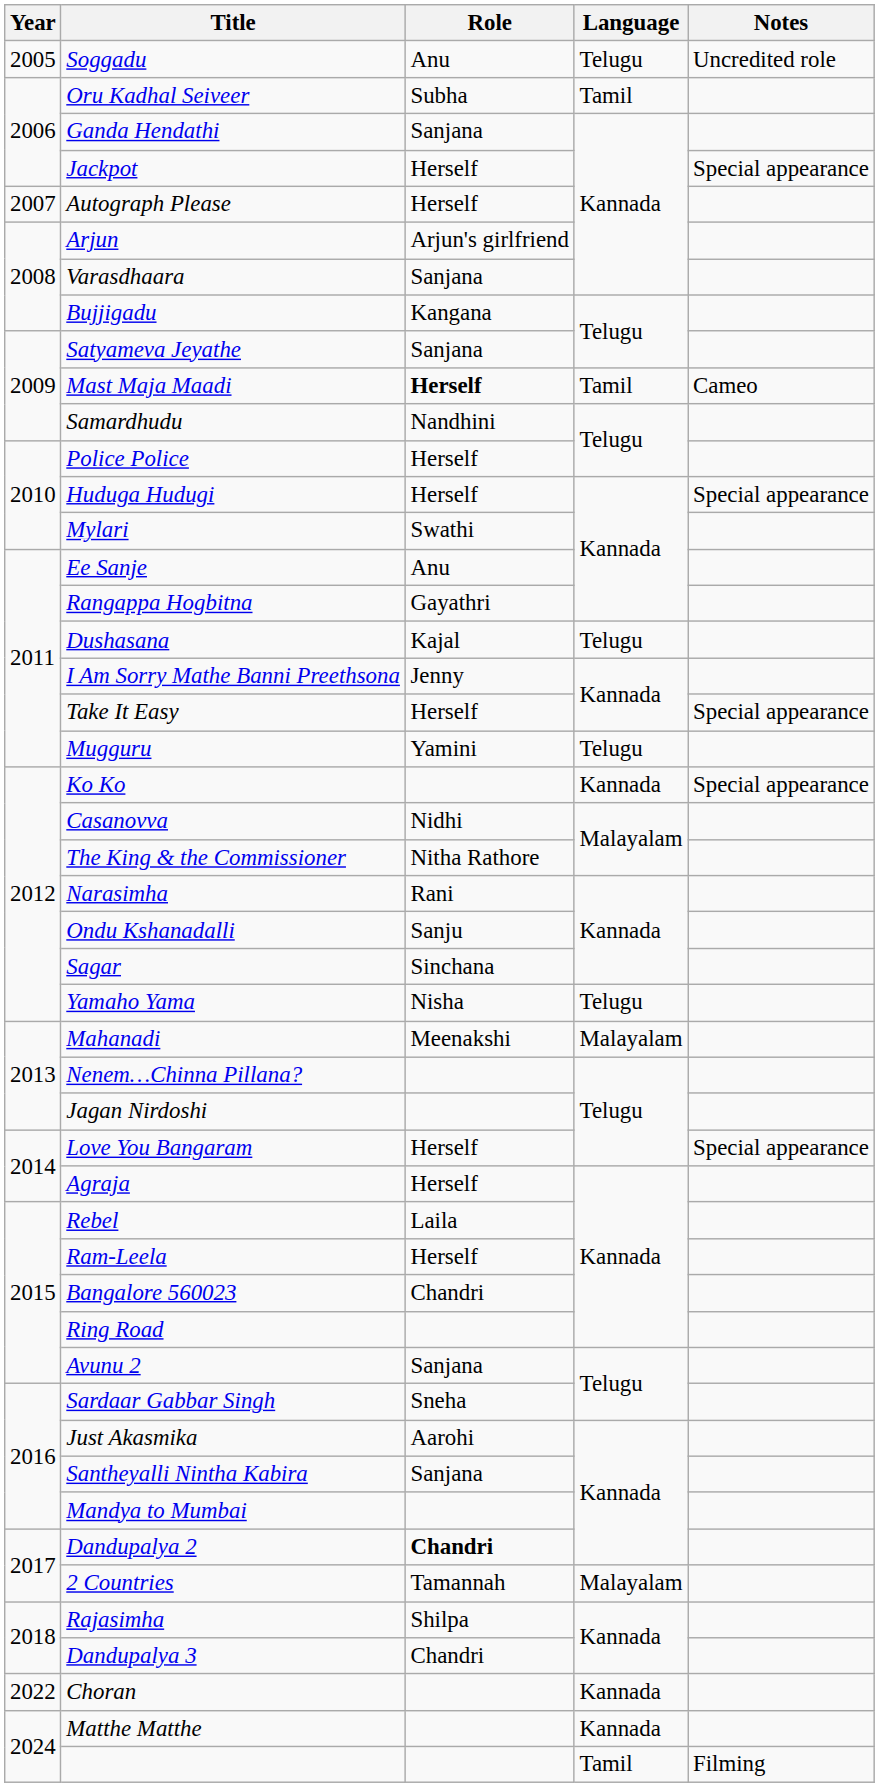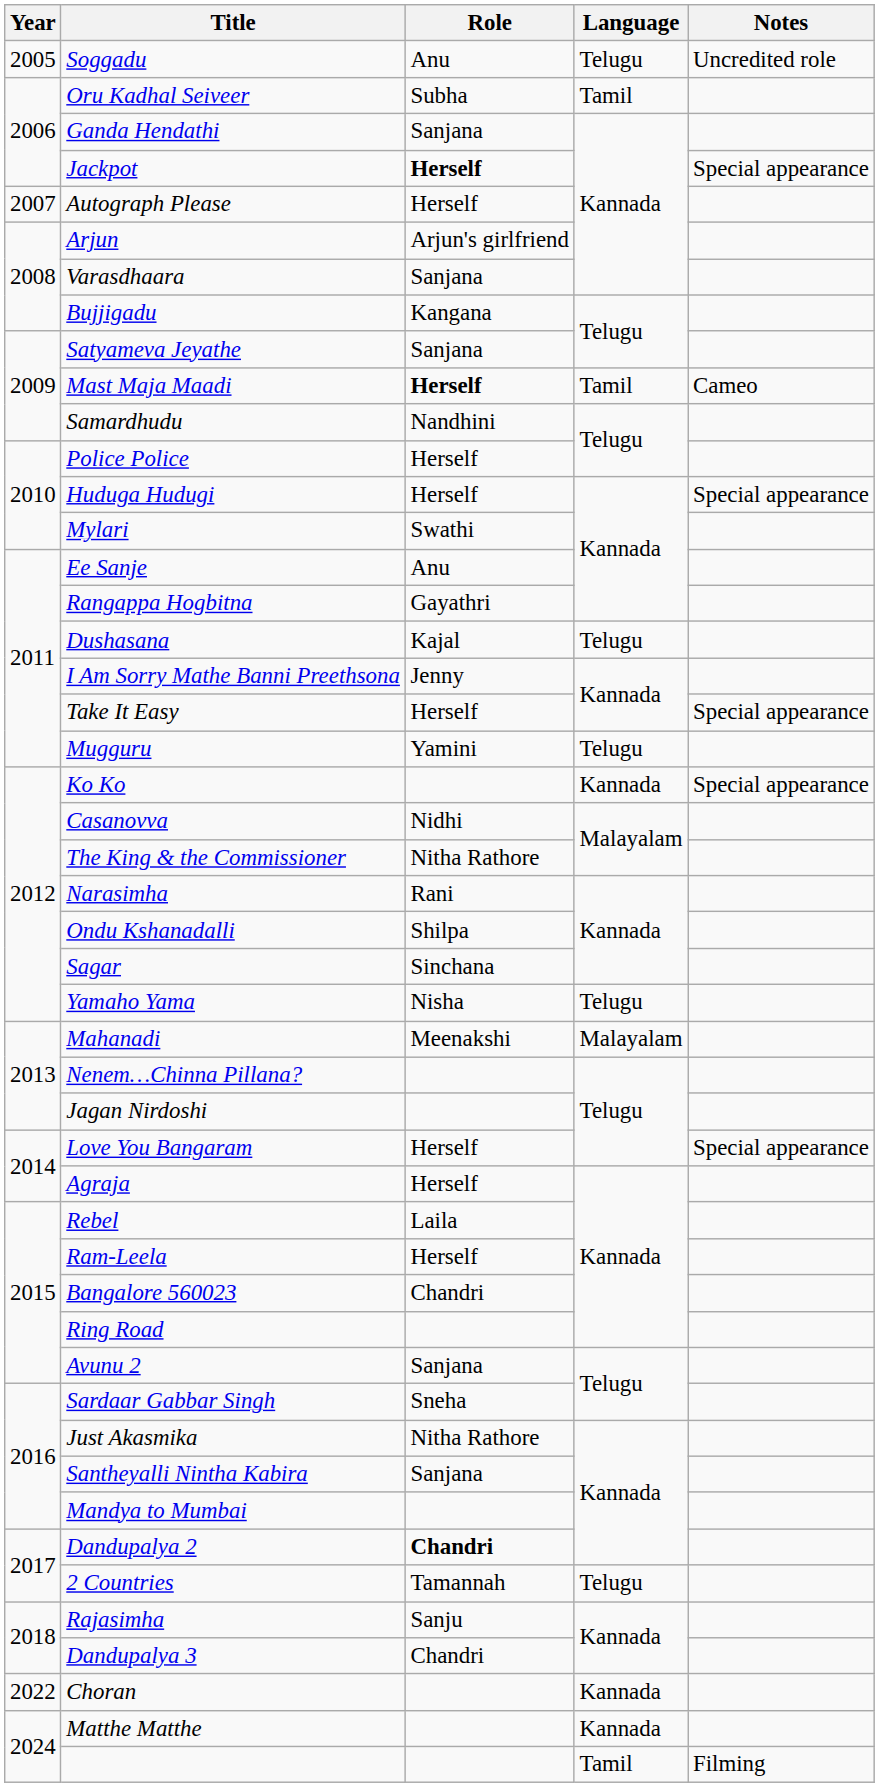(444, 167) normal -> (446, 167) bold
(437, 929) Sanju -> (440, 929) Shilpa
(442, 1437) Aarohi -> (475, 1437) Nitha Rathore
(631, 1582) Malayalam -> (611, 1582) Telugu
(440, 1619) Shilpa -> (437, 1619) Sanju
